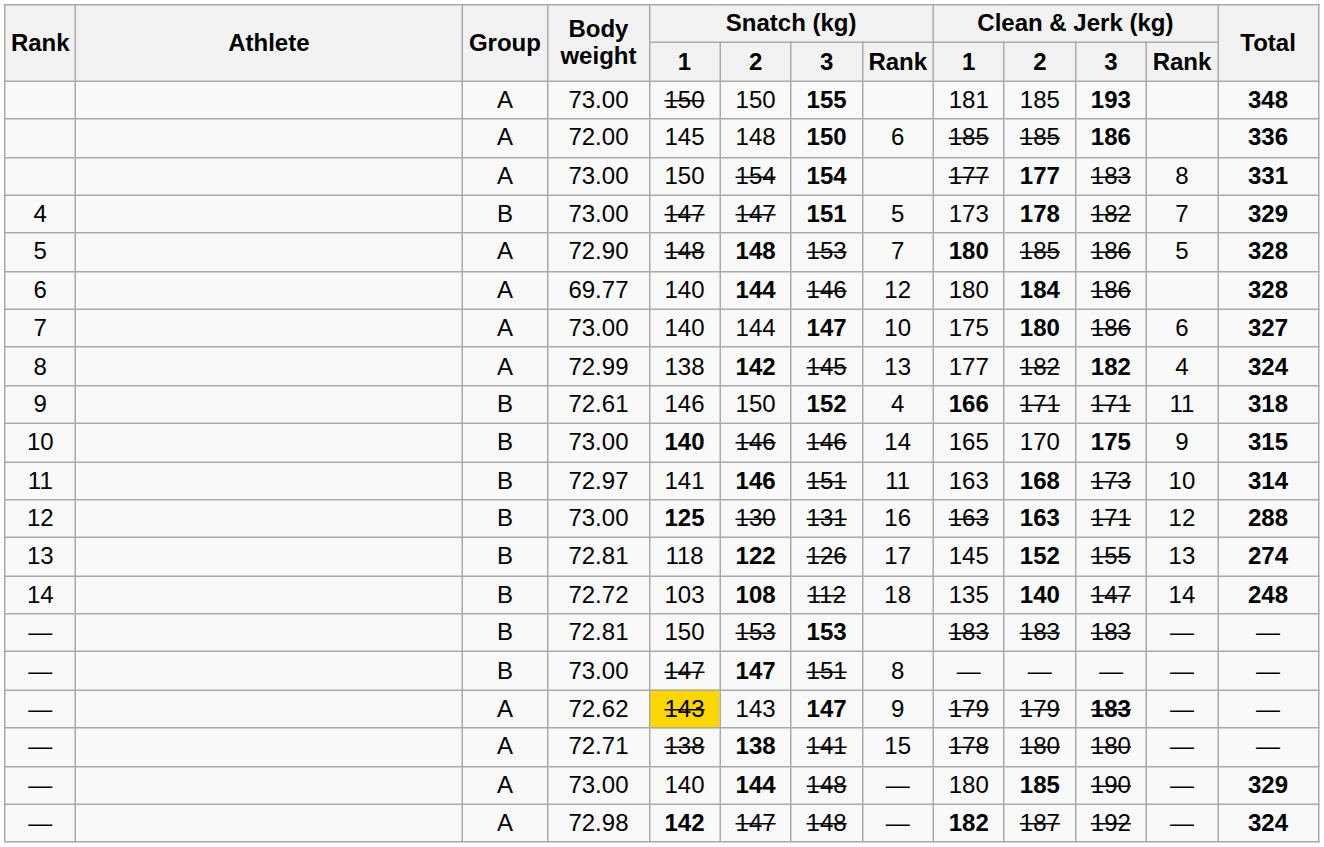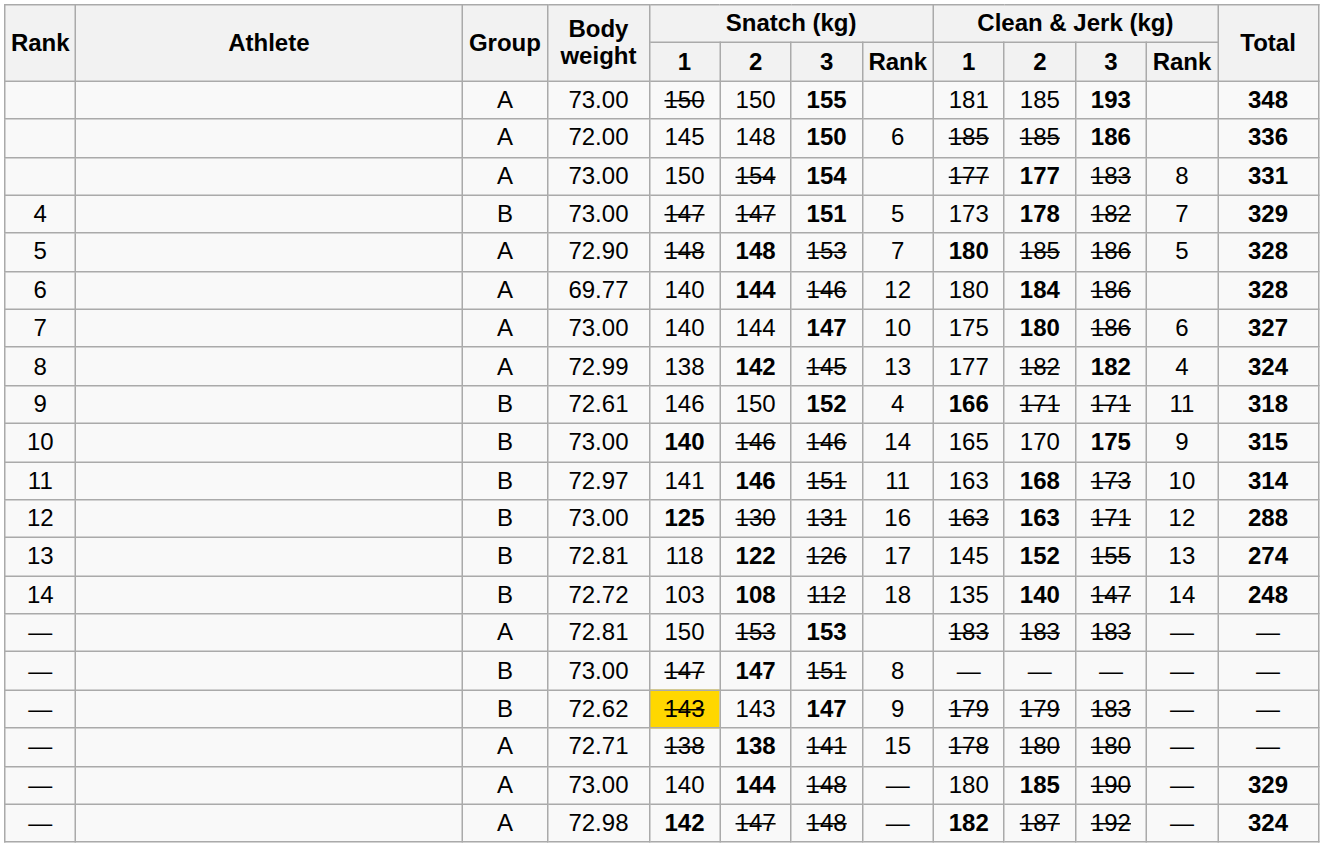(505, 632) B -> (505, 632) A
(505, 708) A -> (505, 708) B
(1111, 708) bold -> (1111, 708) normal
